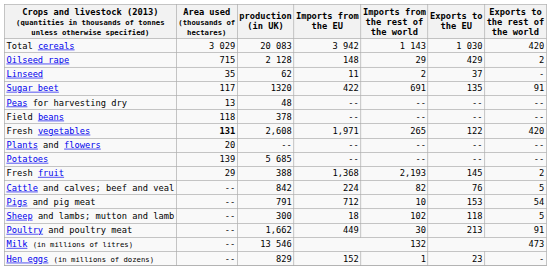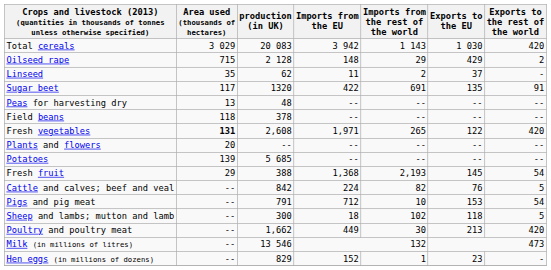(542, 173) 2 -> (539, 173) 54
(539, 230) 91 -> (536, 230) 420
